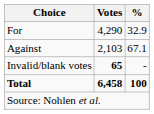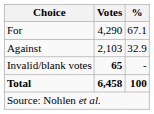(137, 30) 32.9 -> (137, 30) 67.1
(137, 48) 67.1 -> (137, 48) 32.9
